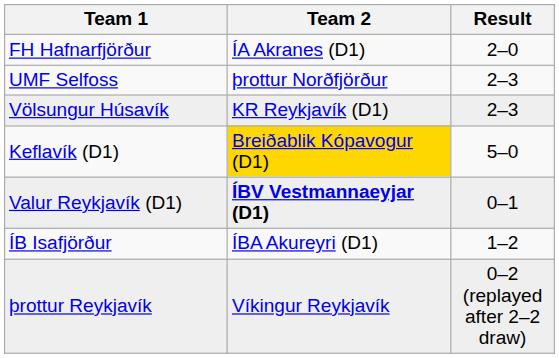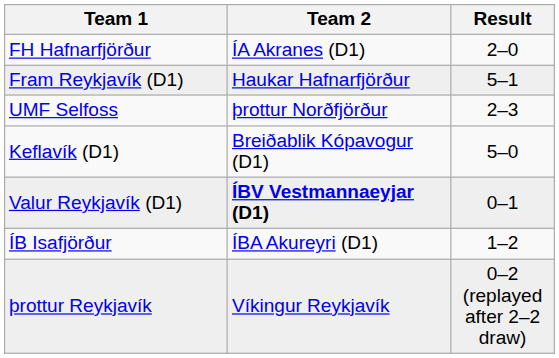+ row: (96, 79)
- row: (89, 110)
(322, 151) gold background -> (322, 151) no background
